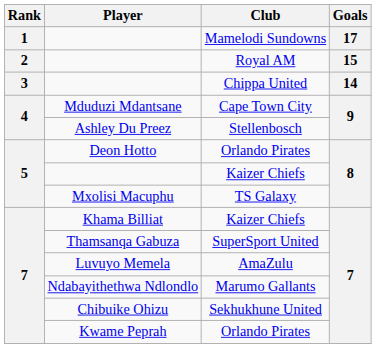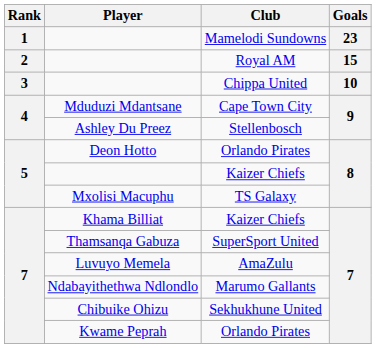(350, 38) 17 -> (350, 38) 23
(350, 83) 14 -> (350, 83) 10
